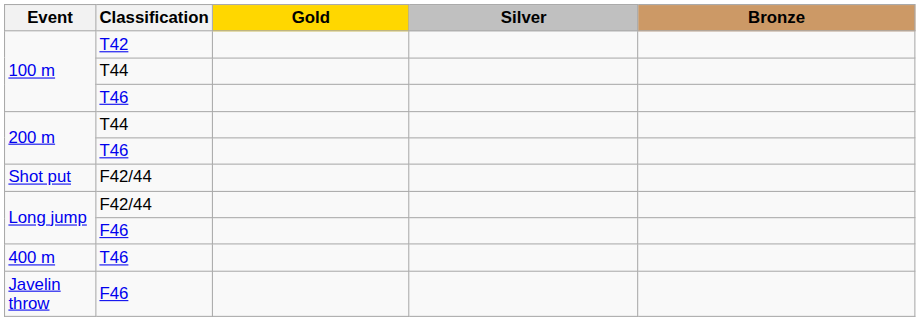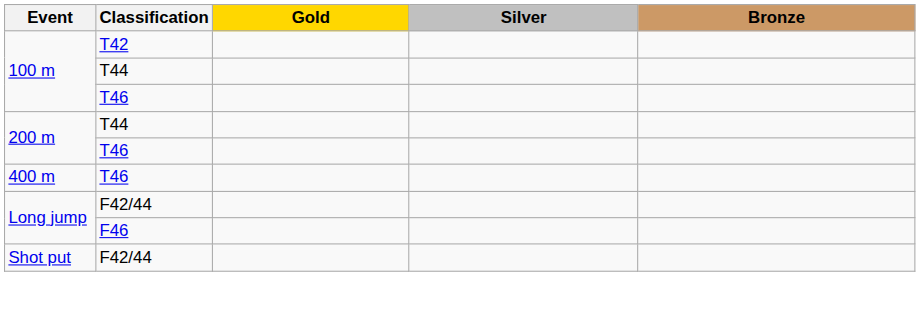rows swapped: (32, 257) <-> (40, 177)
- row: (35, 293)
